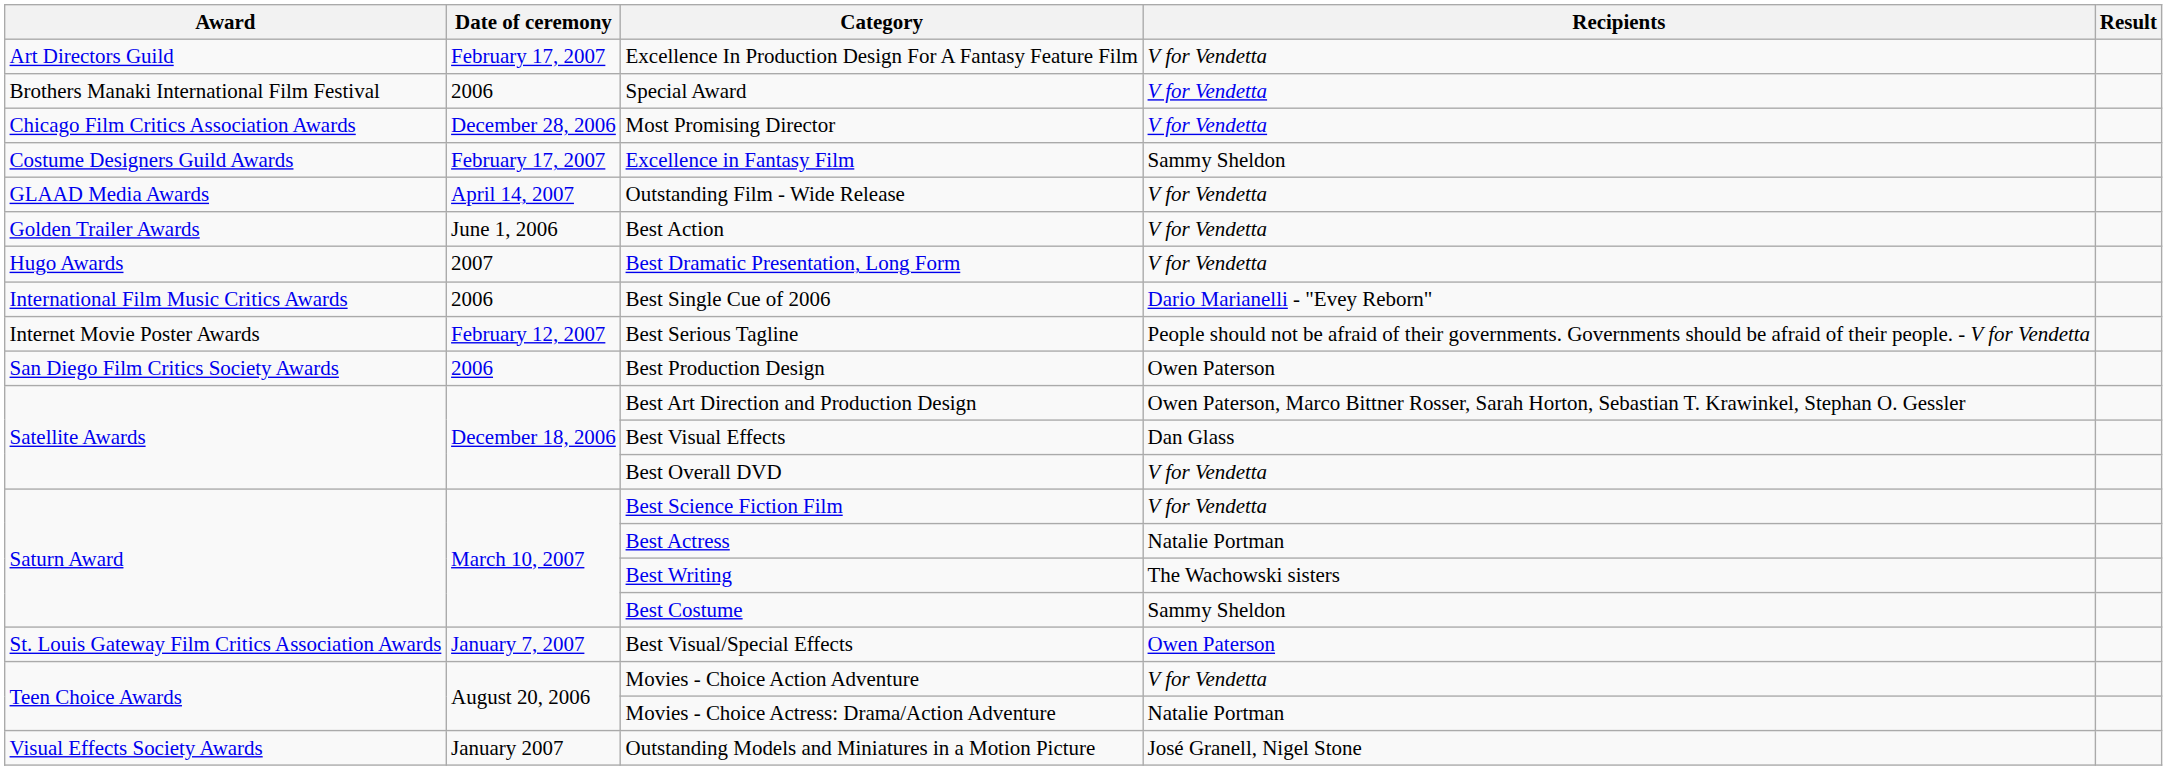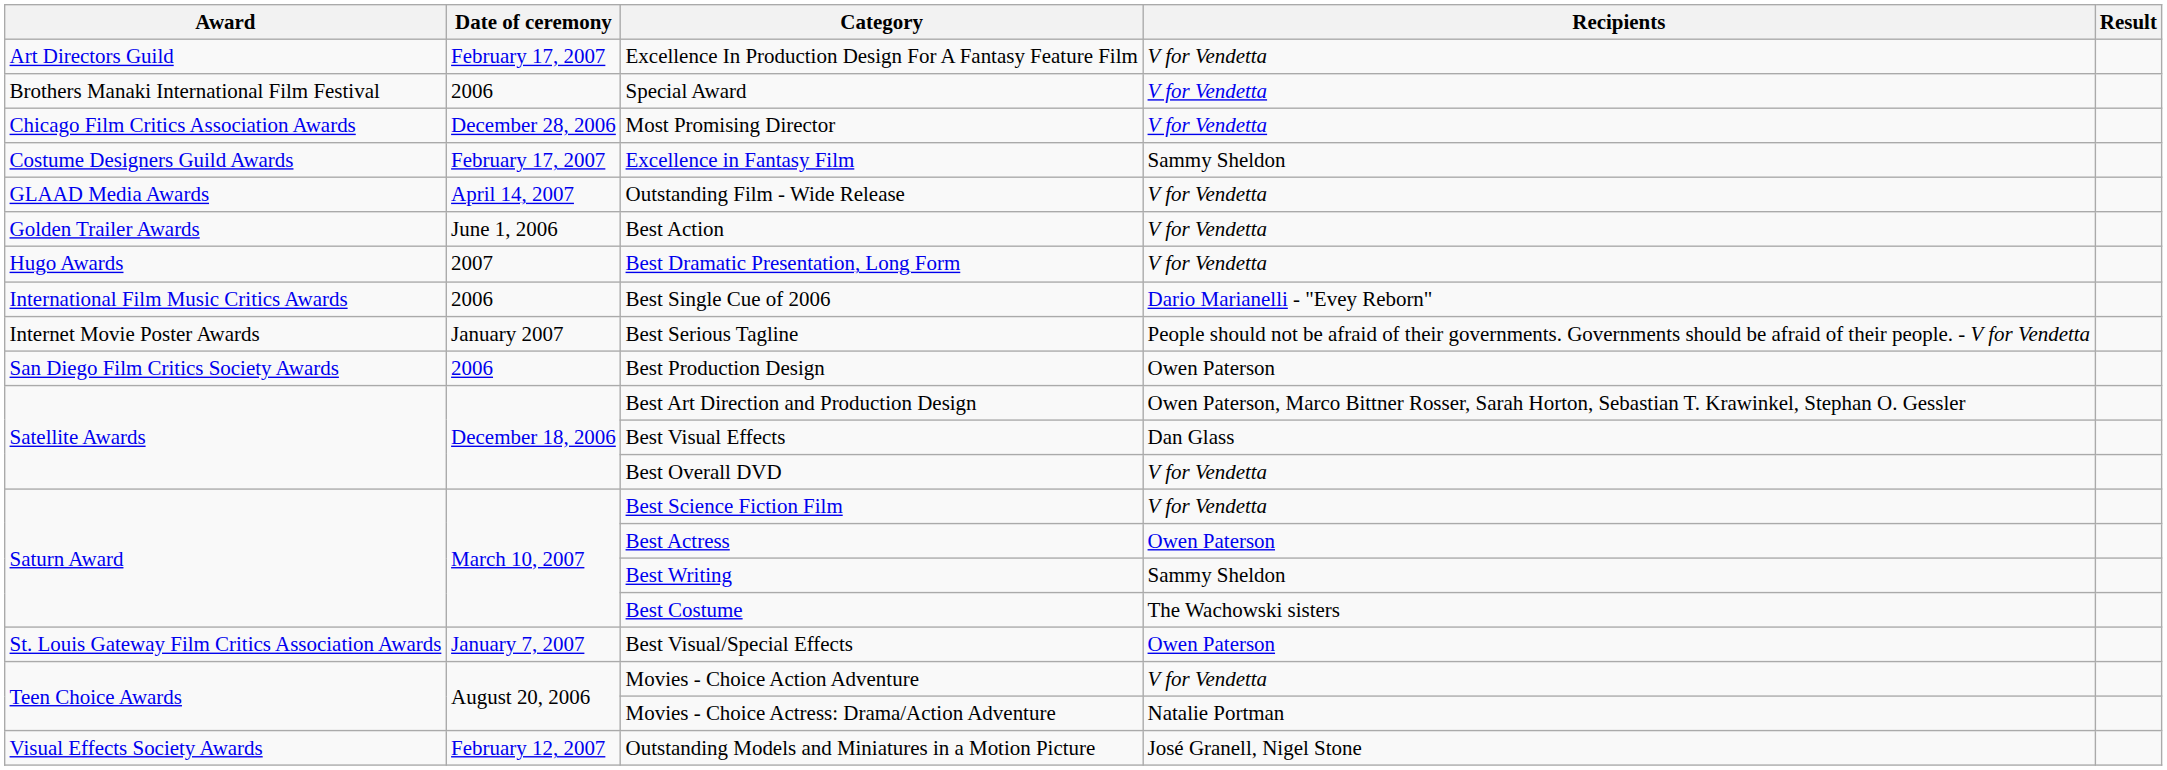(528, 333) February 12, 2007 -> (507, 333) January 2007
(1216, 540) Natalie Portman -> (1211, 540) Owen Paterson
(1244, 575) The Wachowski sisters -> (1217, 575) Sammy Sheldon
(1217, 609) Sammy Sheldon -> (1244, 609) The Wachowski sisters
(507, 748) January 2007 -> (528, 748) February 12, 2007
